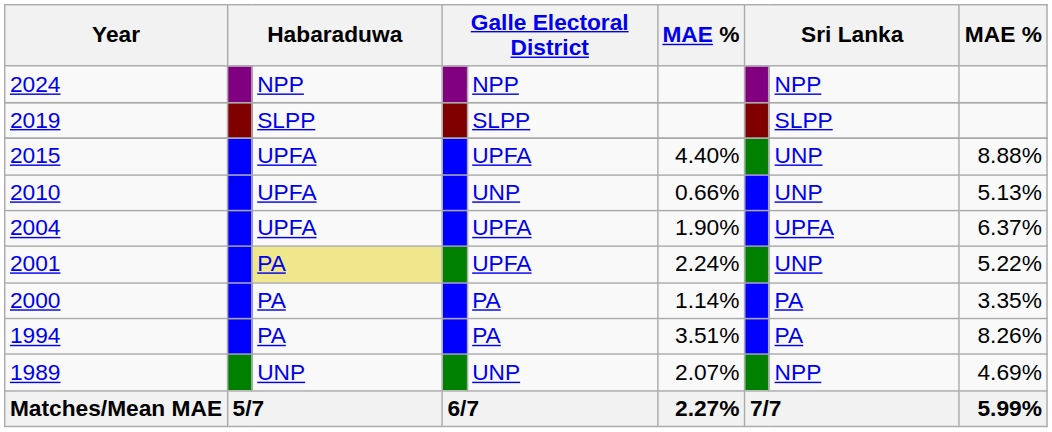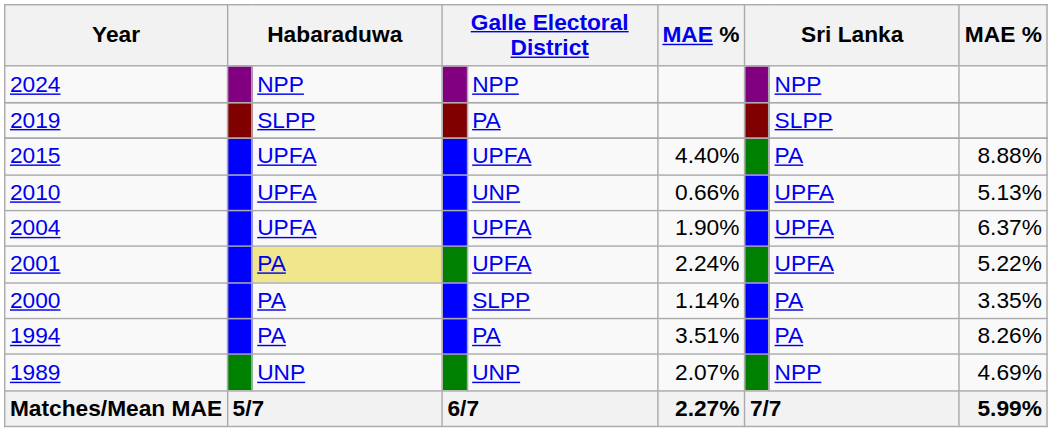(501, 120) SLPP -> (486, 120) PA
(799, 156) UNP -> (789, 156) PA
(799, 192) UNP -> (804, 192) UPFA
(799, 264) UNP -> (804, 264) UPFA
(486, 300) PA -> (501, 300) SLPP
